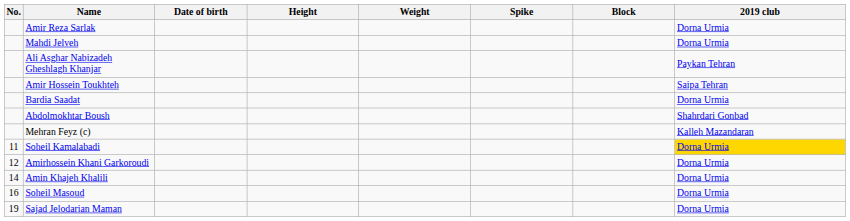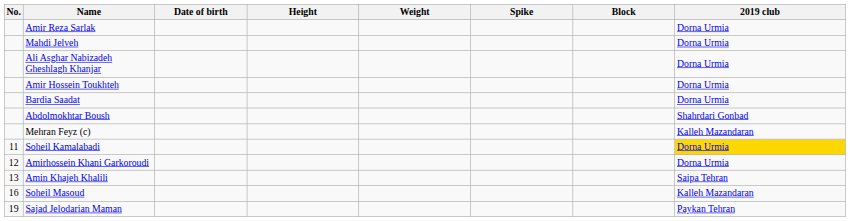(706, 64) Paykan Tehran -> (703, 64) Dorna Urmia
(703, 85) Saipa Tehran -> (703, 85) Dorna Urmia
(14, 178) 14 -> (14, 178) 13
(703, 178) Dorna Urmia -> (703, 178) Saipa Tehran
(703, 193) Dorna Urmia -> (715, 193) Kalleh Mazandaran
(703, 208) Dorna Urmia -> (706, 208) Paykan Tehran
